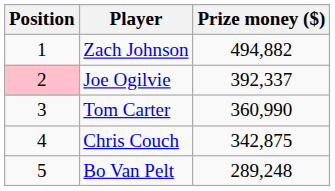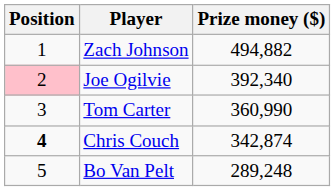(261, 79) 392,337 -> (261, 79) 392,340
(42, 140) normal -> (42, 140) bold
(261, 140) 342,875 -> (261, 140) 342,874
